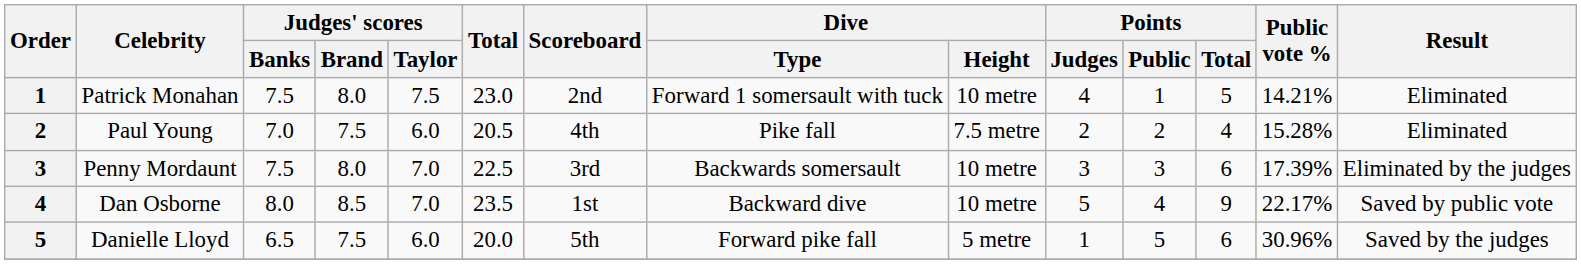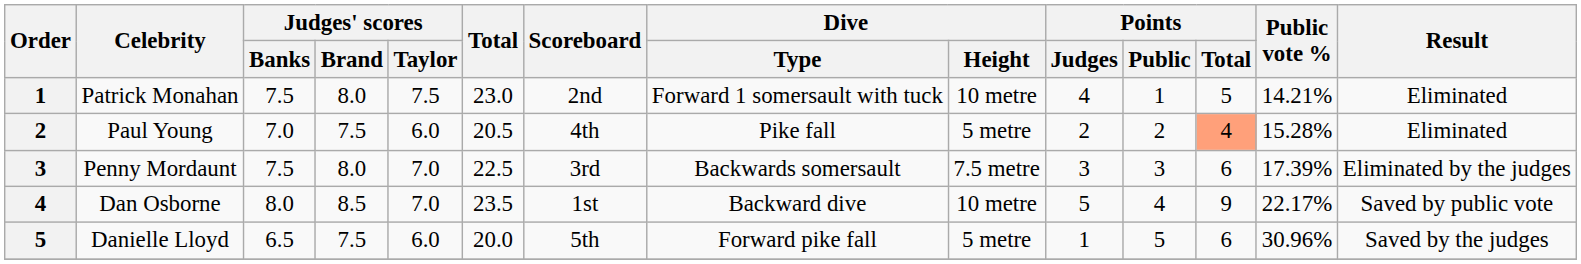(997, 131) 7.5 metre -> (997, 131) 5 metre
(1226, 131) no background -> (1226, 131) lightsalmon background
(997, 167) 10 metre -> (997, 167) 7.5 metre
